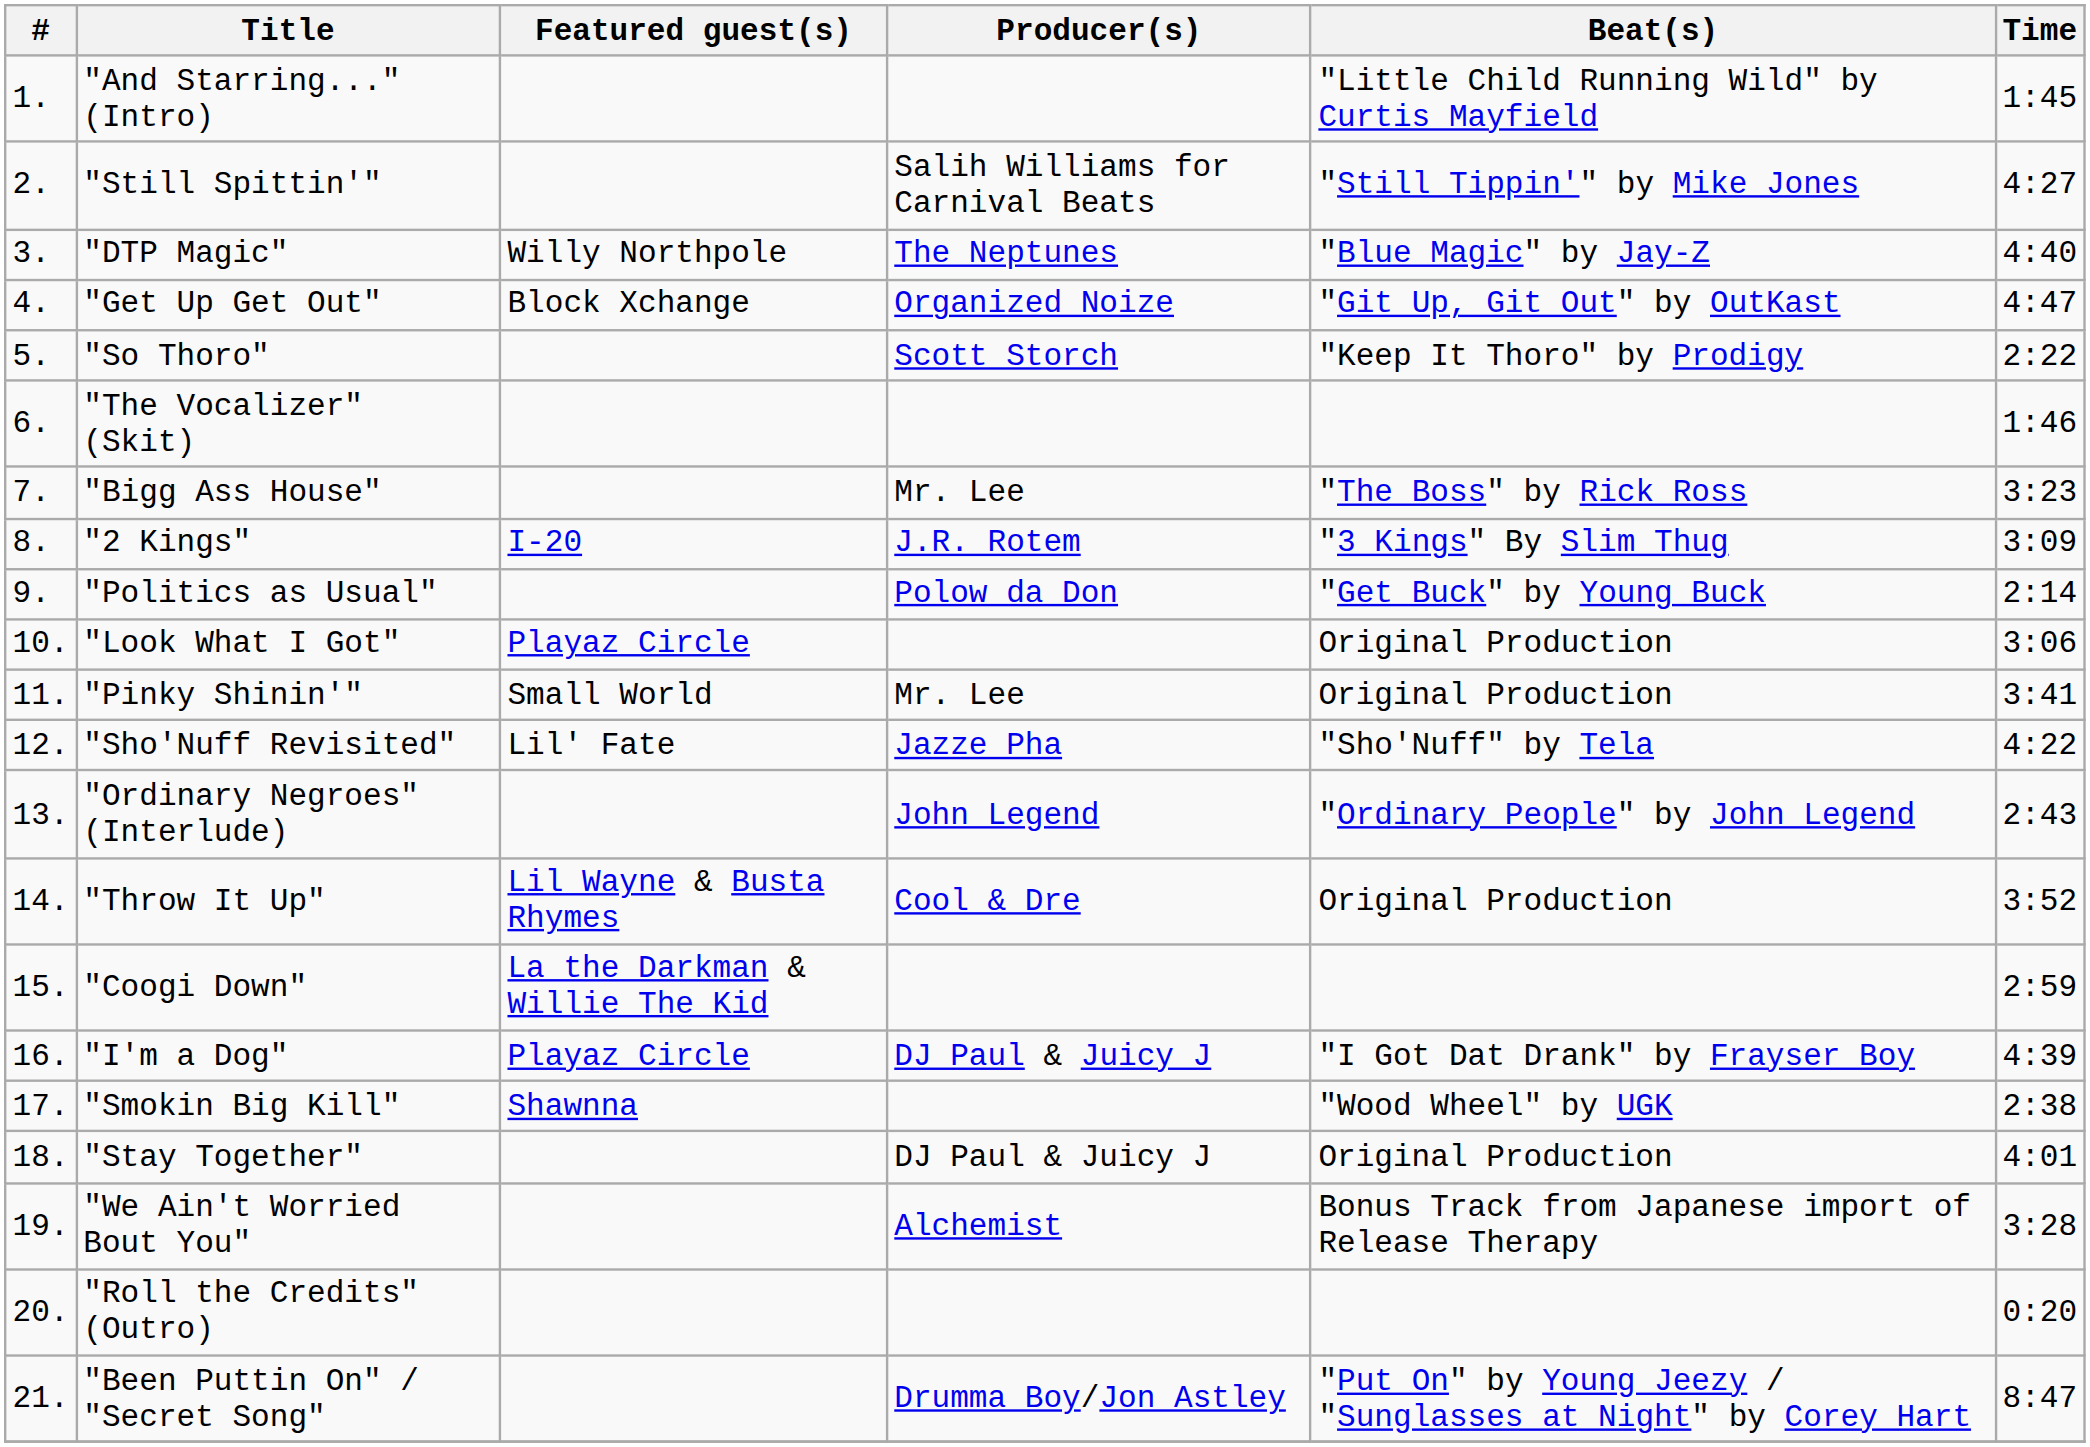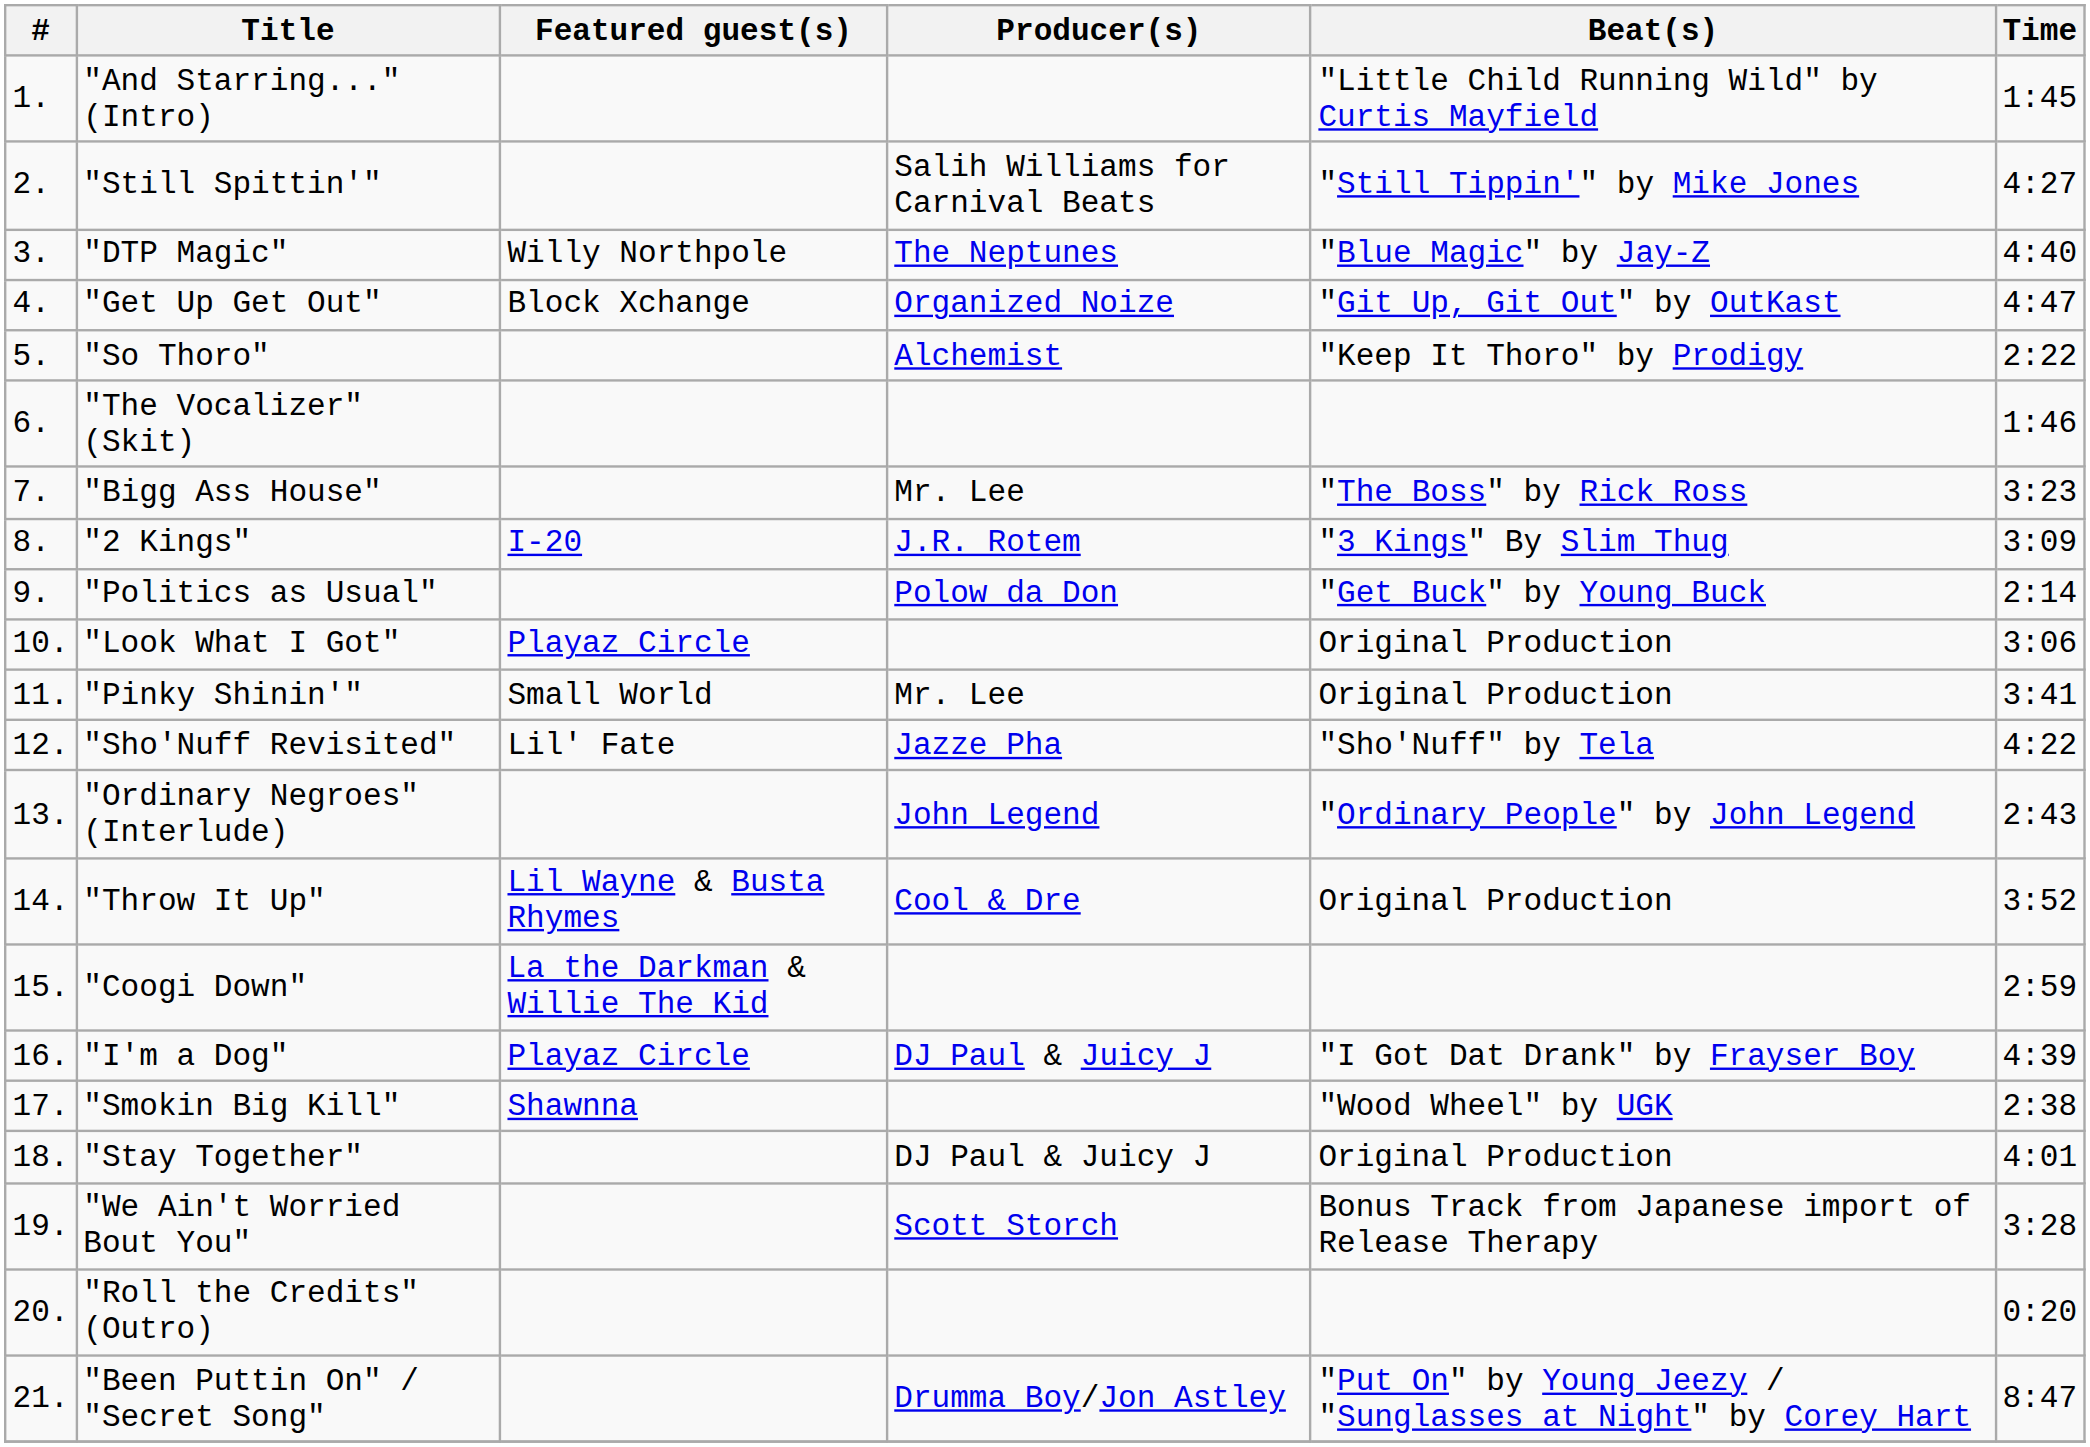(1006, 355) Scott Storch -> (978, 355) Alchemist
(978, 1226) Alchemist -> (1006, 1226) Scott Storch
